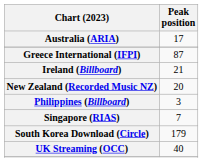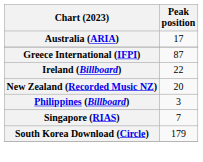(178, 70) 21 -> (178, 70) 22
- row: (82, 149)
